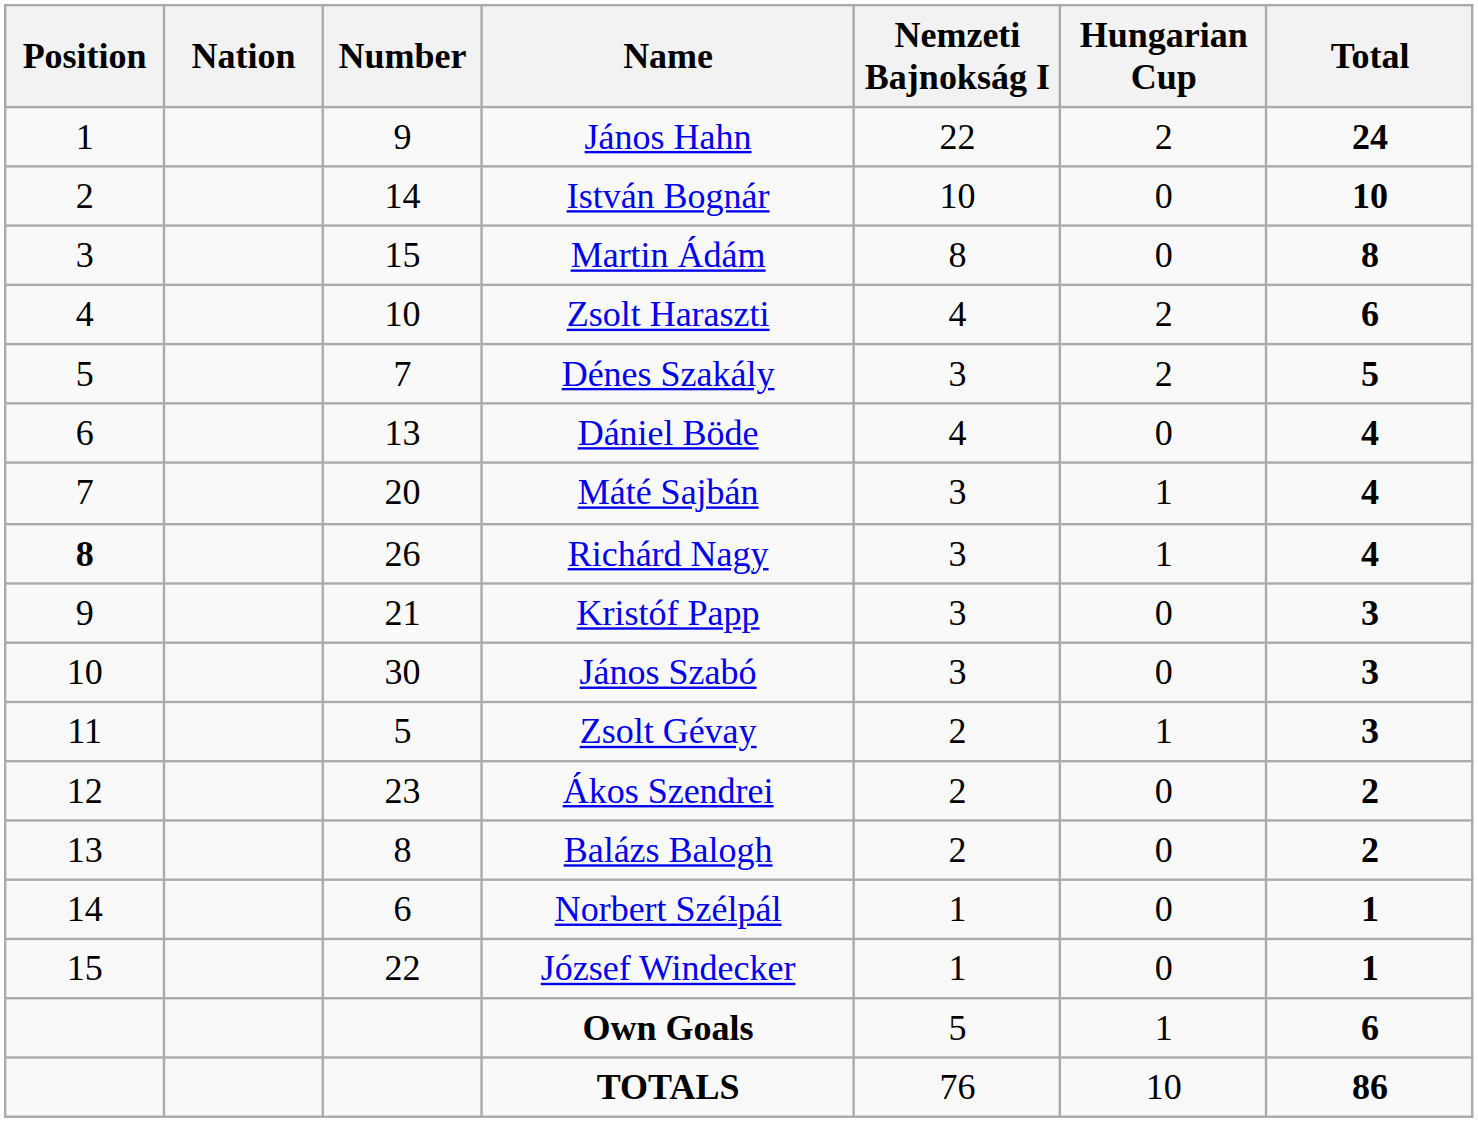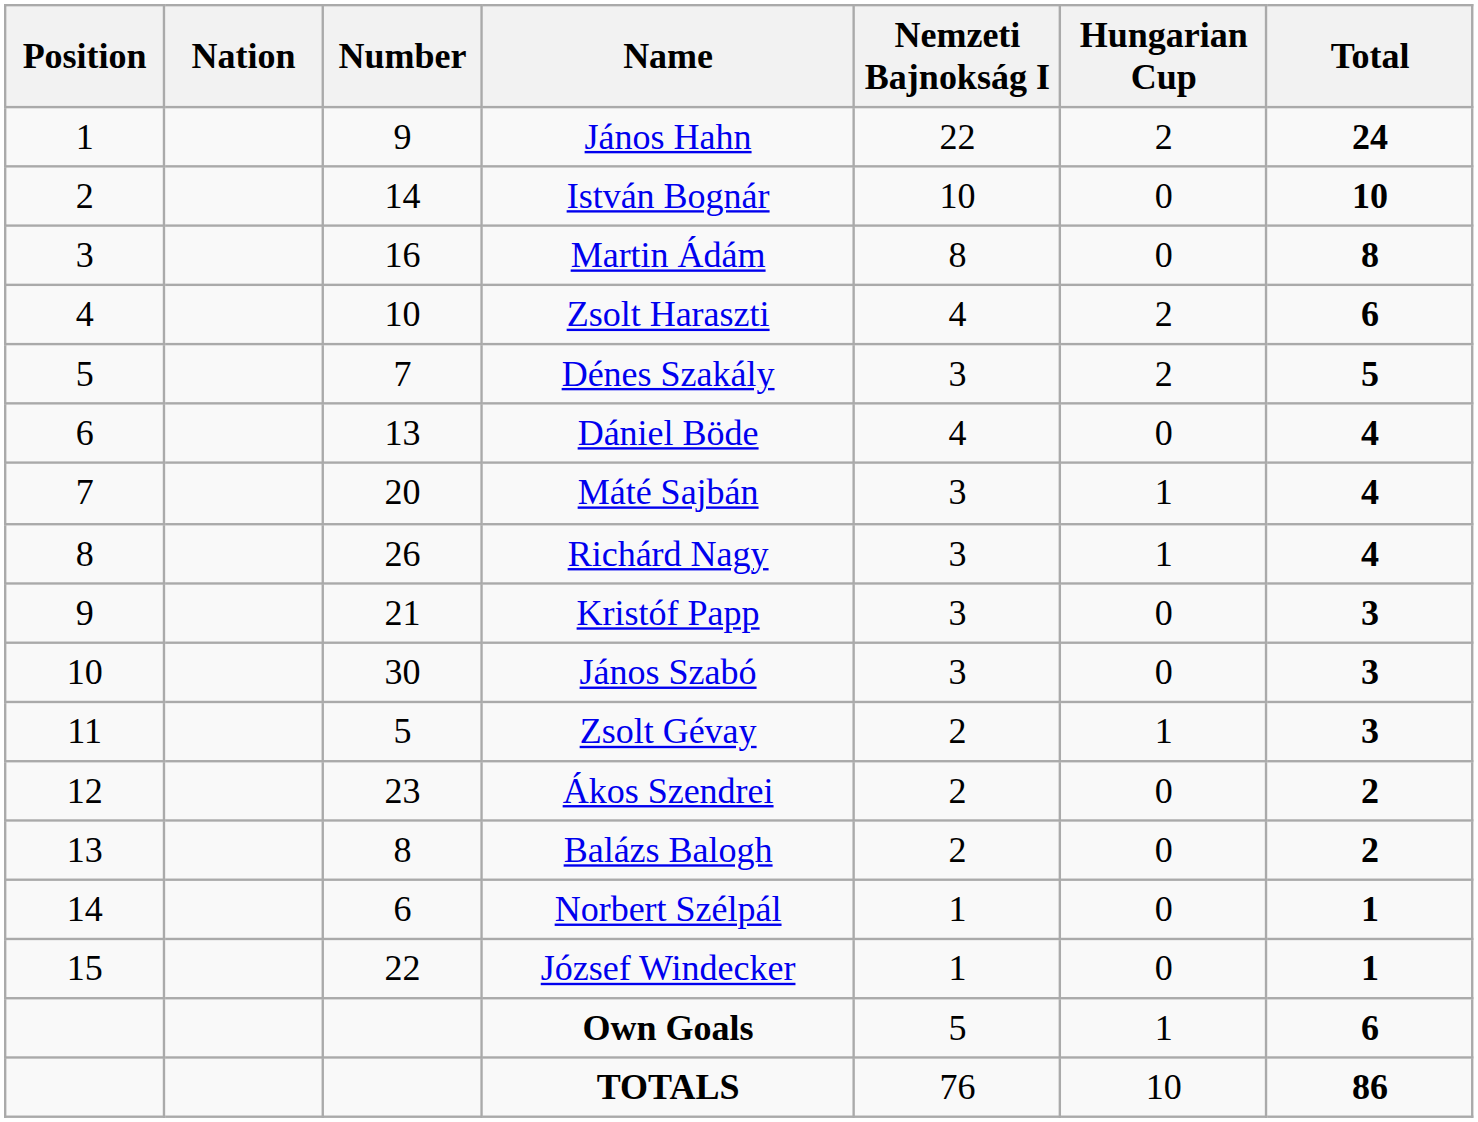(403, 255) 15 -> (403, 255) 16
(85, 552) bold -> (85, 552) normal
